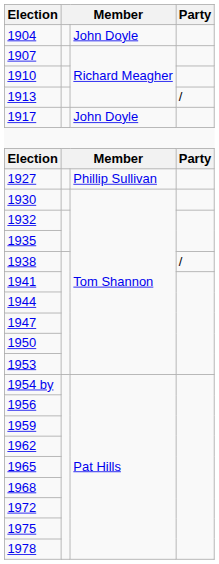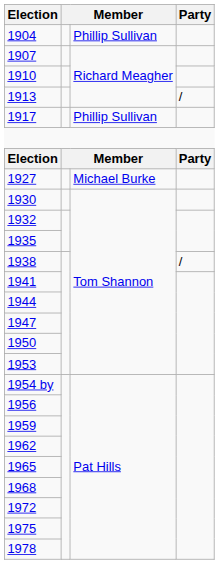(106, 35) John Doyle -> (115, 35) Phillip Sullivan
(106, 117) John Doyle -> (115, 117) Phillip Sullivan
(115, 179) Phillip Sullivan -> (114, 179) Michael Burke
